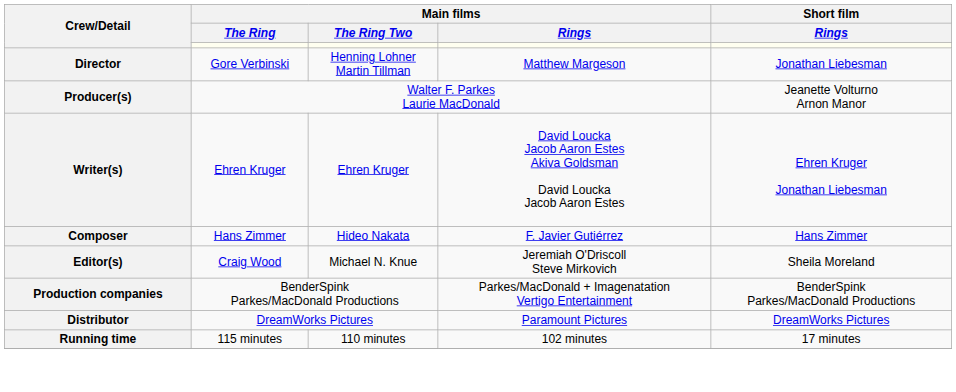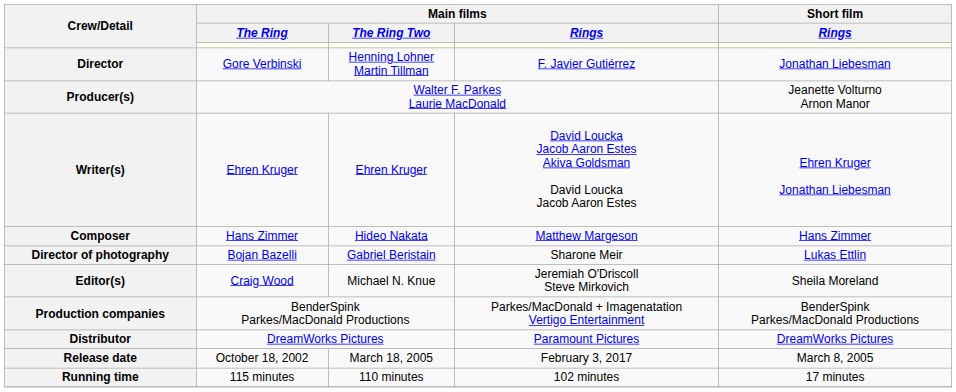(574, 64) Matthew Margeson -> (587, 64) F. Javier Gutiérrez
(574, 236) F. Javier Gutiérrez -> (587, 236) Matthew Margeson
+ row: (100, 255)
+ row: (100, 358)
